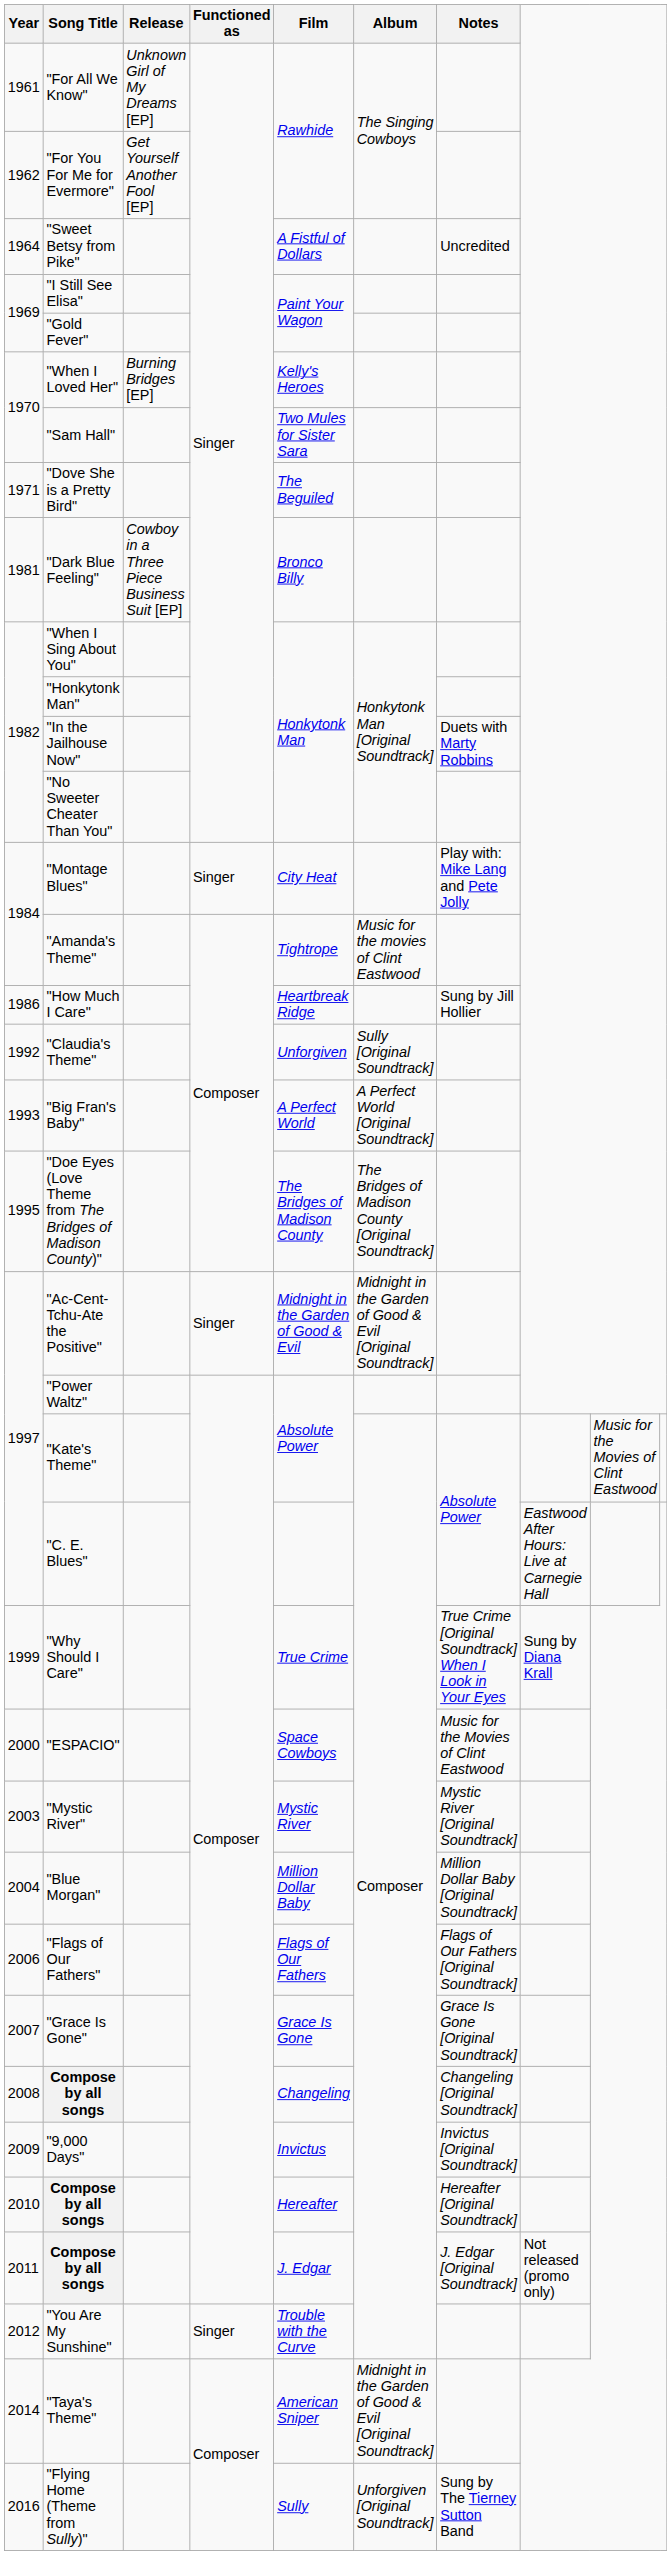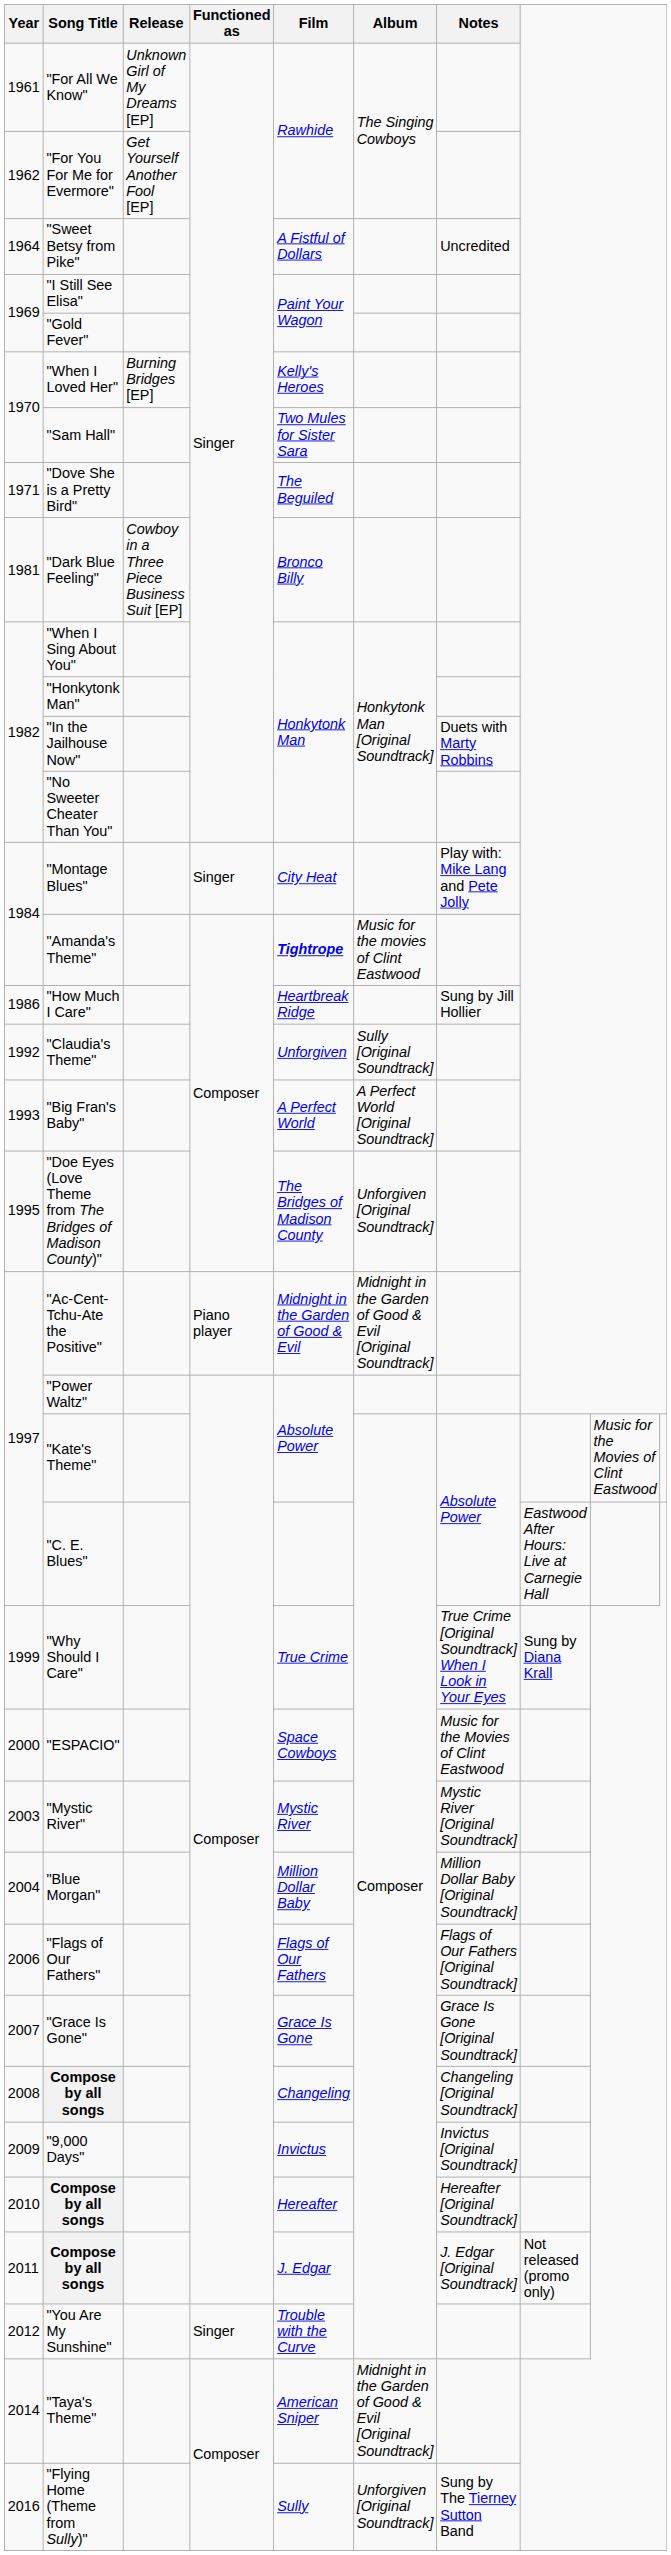(308, 949) normal -> (310, 949) bold
(395, 1211) The Bridges of Madison County [Original Soundtrack] -> (395, 1211) Unforgiven [Original Soundtrack]
(214, 1323) Singer -> (213, 1323) Piano player
